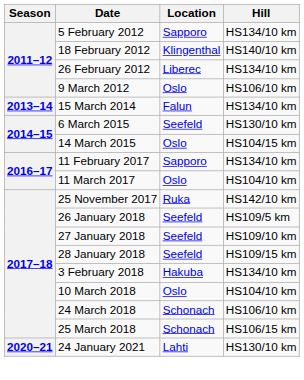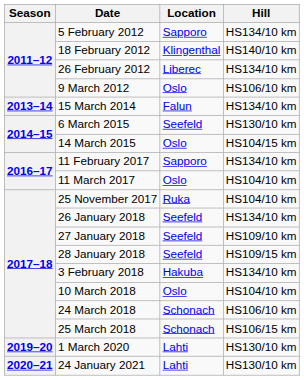(261, 198) HS142/10 km -> (261, 198) HS104/10 km
(258, 217) HS109/5 km -> (261, 217) HS134/10 km
+ row: (94, 347)
